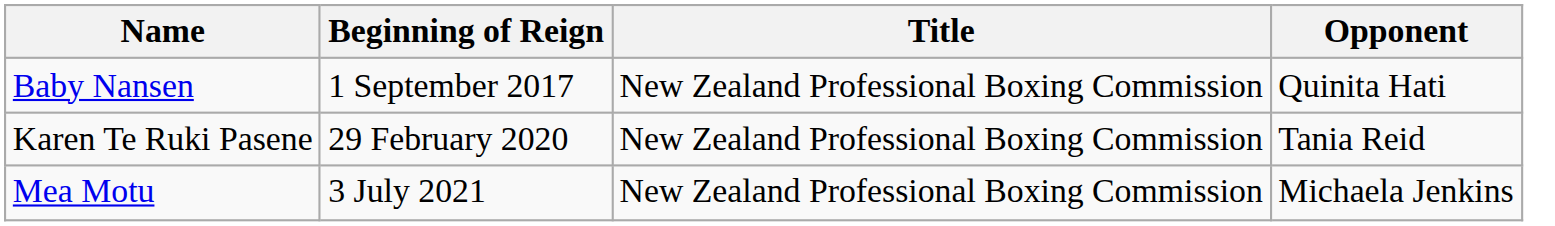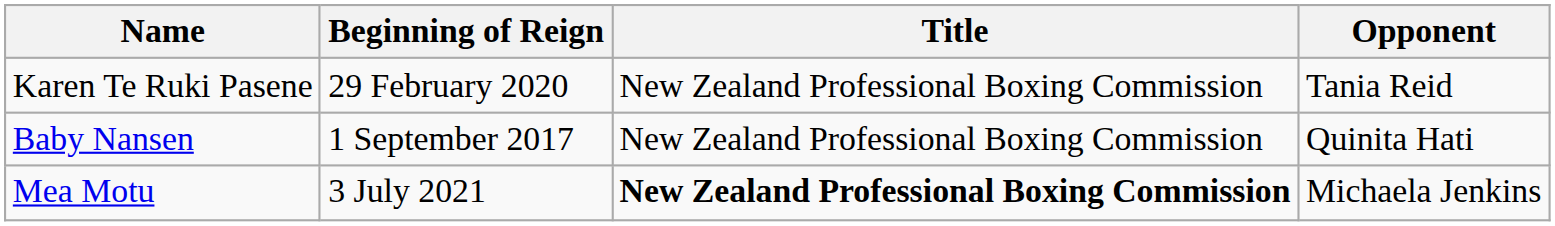rows swapped: (103, 84) <-> (163, 138)
(941, 191) normal -> (955, 191) bold
